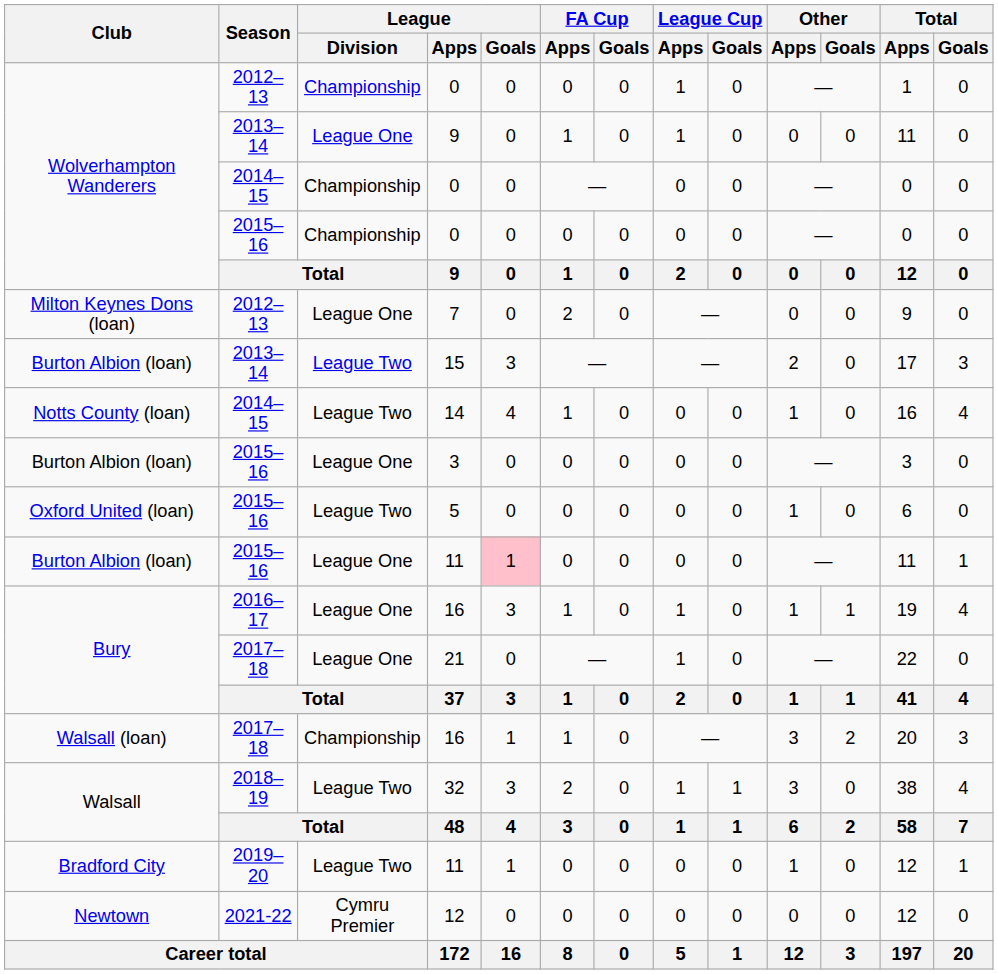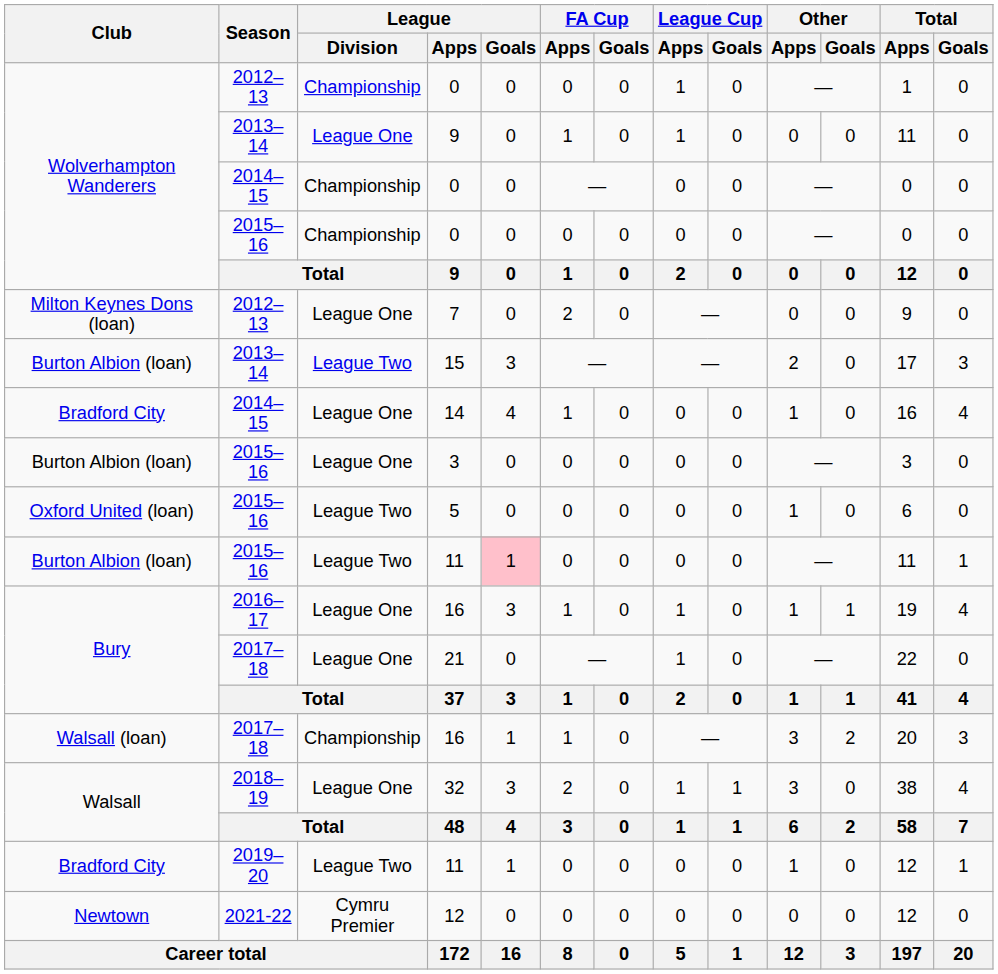(112, 412) Notts County (loan) -> (112, 412) Bradford City
(362, 412) League Two -> (362, 412) League One
(362, 561) League One -> (362, 561) League Two
(362, 787) League Two -> (362, 787) League One
